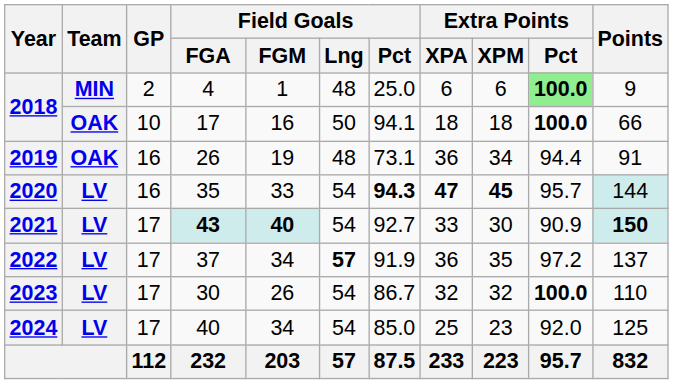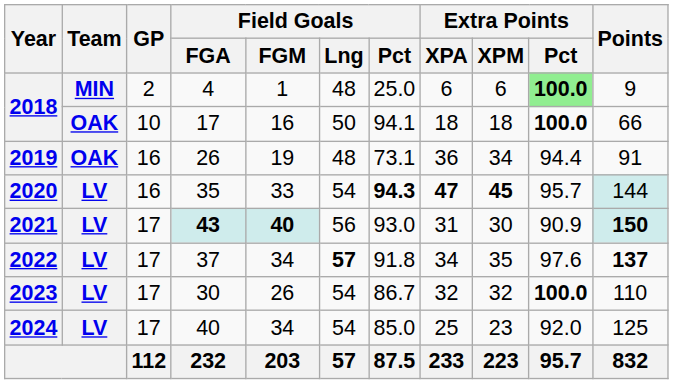(344, 225) 54 -> (344, 225) 56
(394, 225) 92.7 -> (394, 225) 93.0
(446, 225) 33 -> (446, 225) 31
(394, 259) 91.9 -> (394, 259) 91.8
(446, 259) 36 -> (446, 259) 34
(561, 259) 97.2 -> (561, 259) 97.6
(630, 259) normal -> (630, 259) bold
